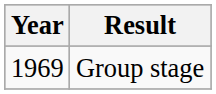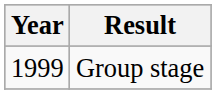(37, 67) 1969 -> (37, 67) 1999
